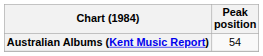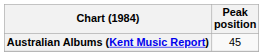(235, 42) 54 -> (235, 42) 45
